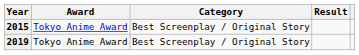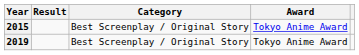columns swapped: (80, 12) <-> (331, 12)
